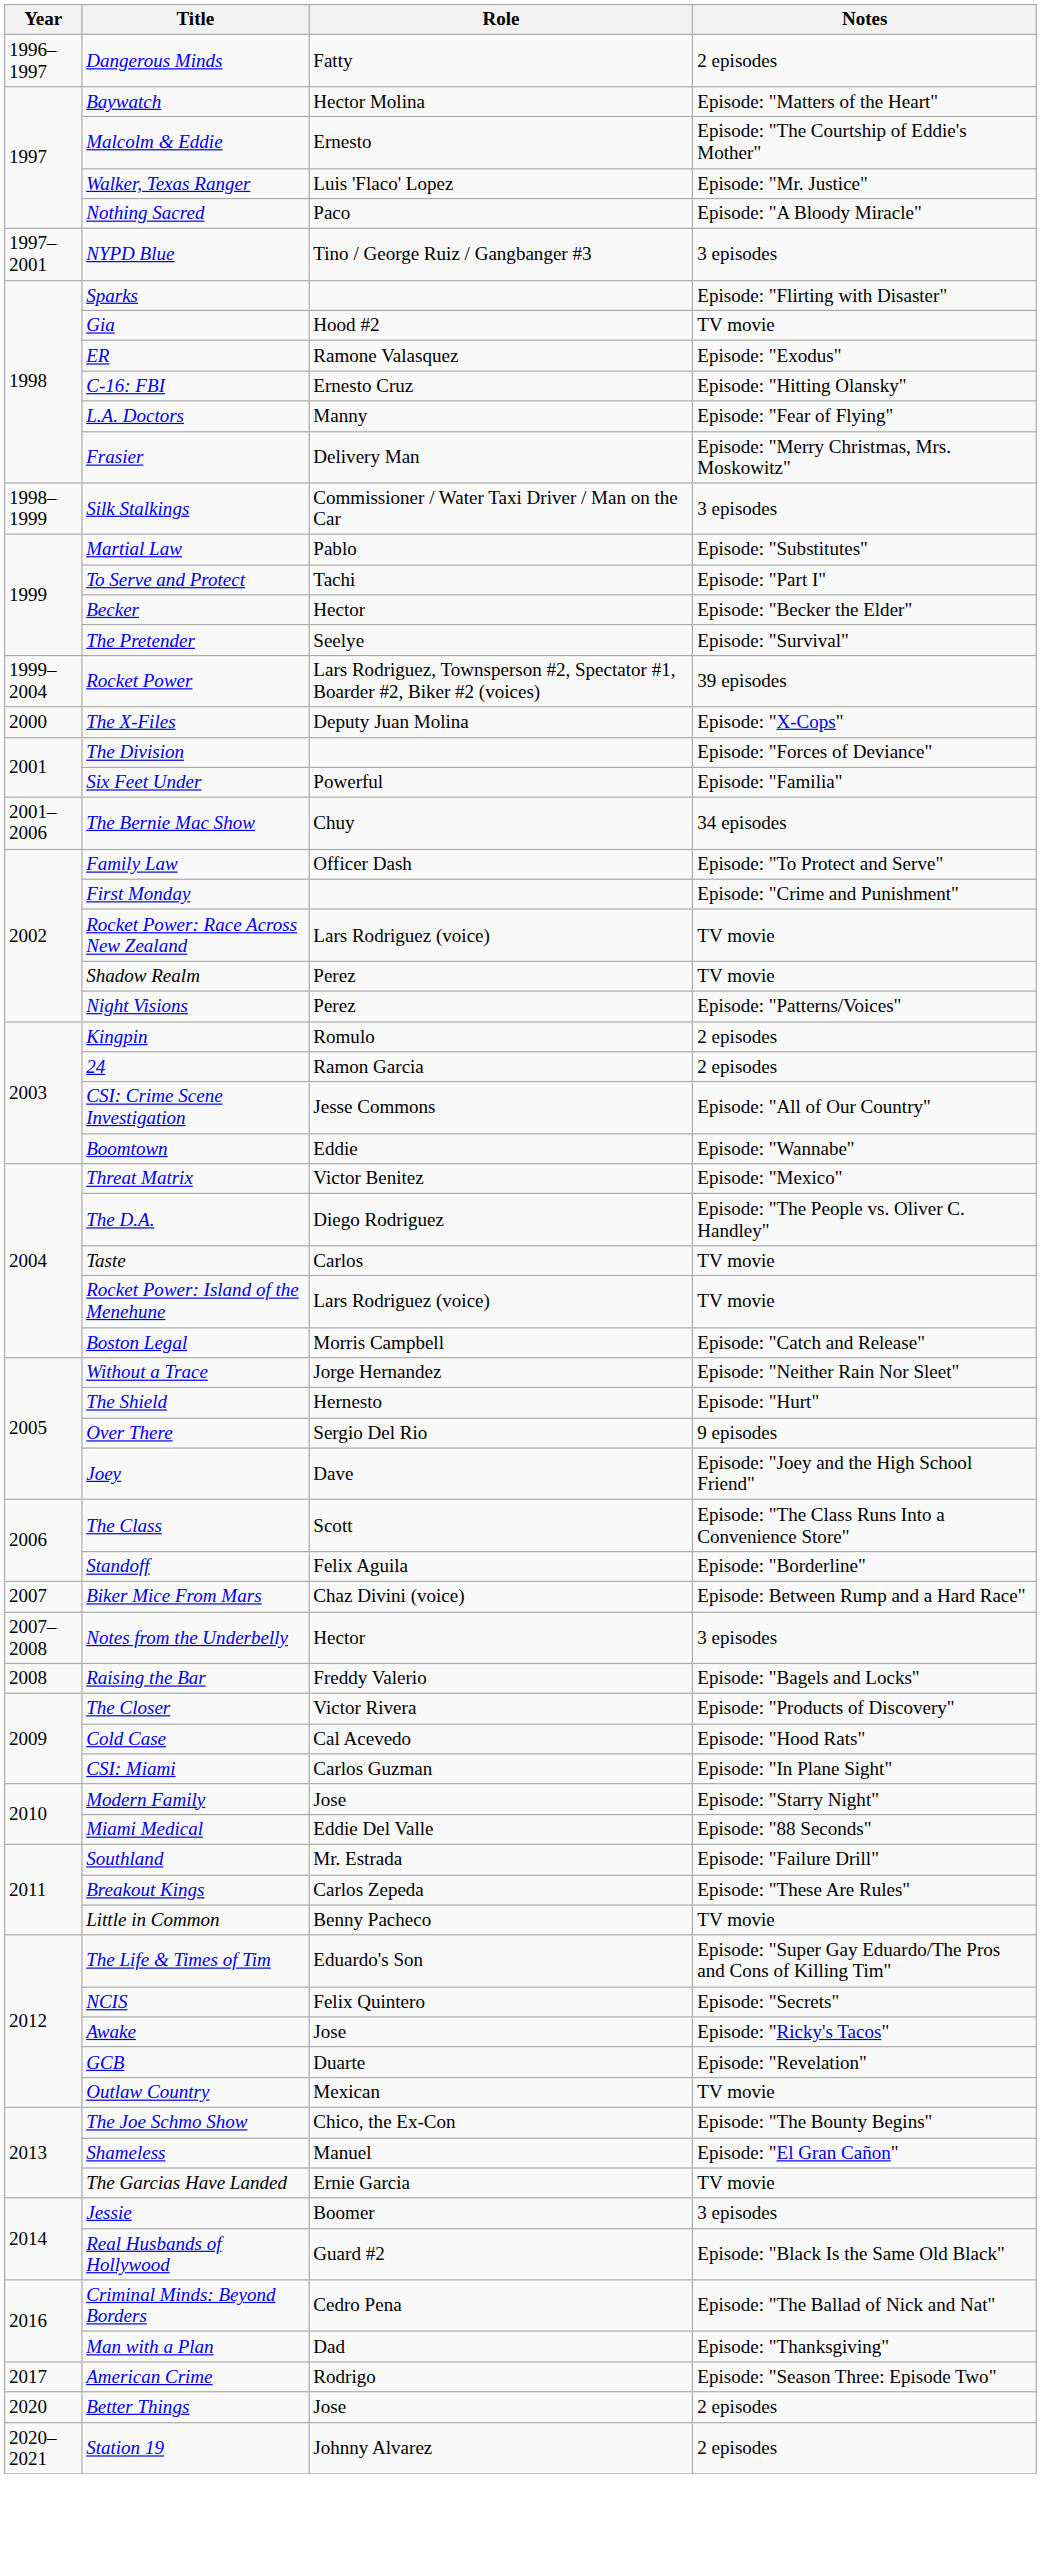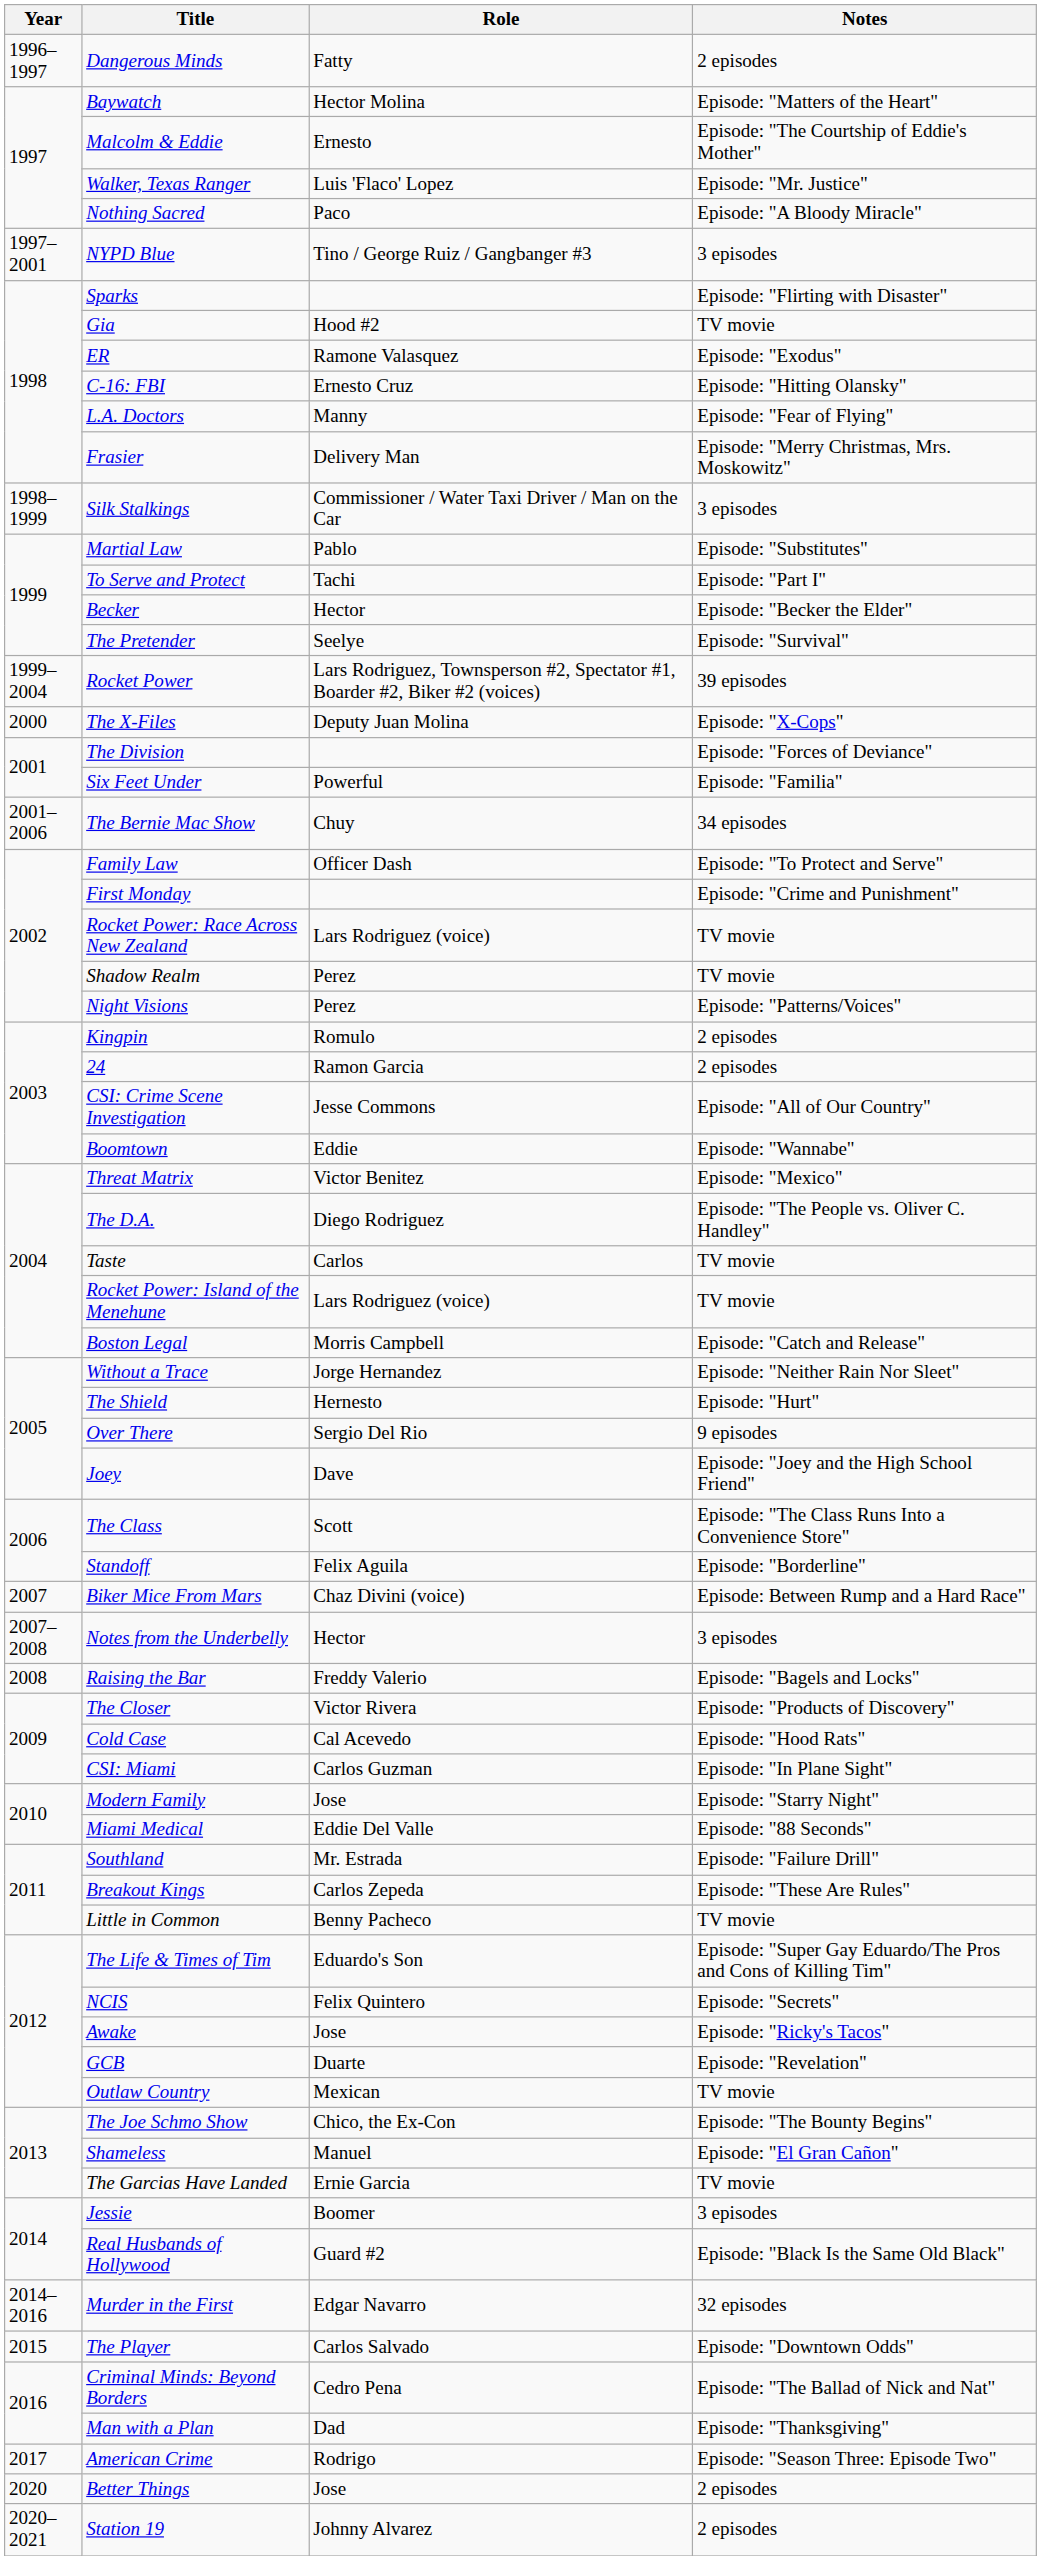+ row: (160, 2305)
+ row: (128, 2346)
